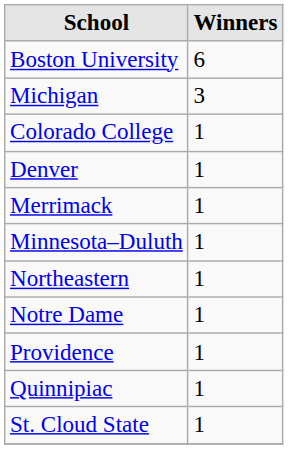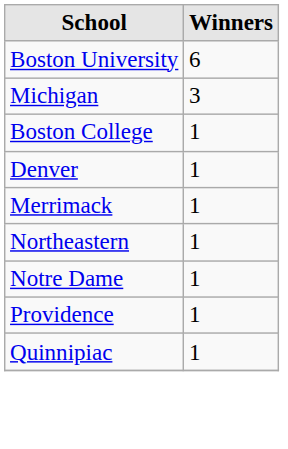+ row: (81, 132)
- row: (92, 132)
- row: (96, 242)
- row: (79, 424)
